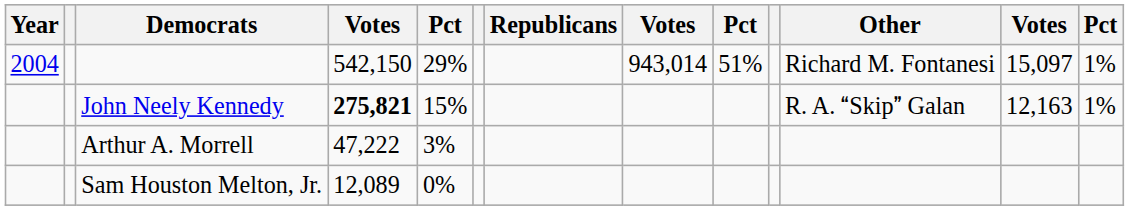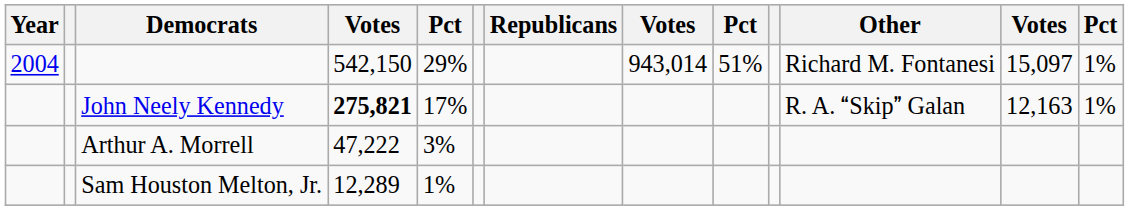(445, 104) 15% -> (445, 104) 17%
(367, 185) 12,089 -> (367, 185) 12,289
(439, 185) 0% -> (439, 185) 1%
